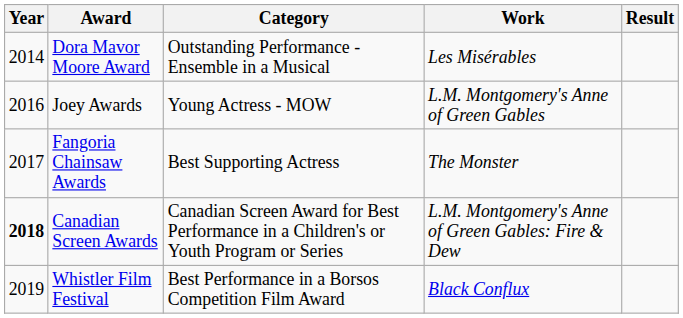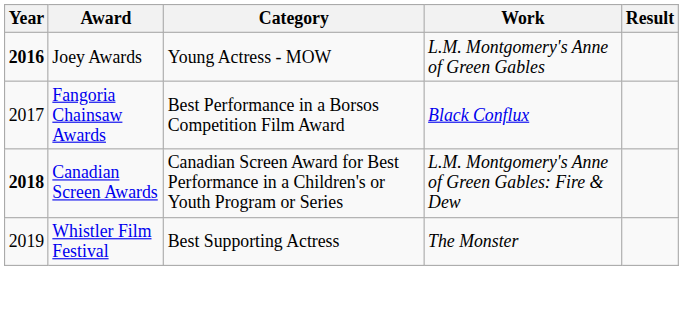- row: (101, 56)
(26, 104) normal -> (26, 56) bold
(254, 163) Best Supporting Actress -> (273, 114) Best Performance in a Borsos Competition Film Award
(473, 163) The Monster -> (479, 114) Black Conflux
(273, 289) Best Performance in a Borsos Competition Film Award -> (254, 241) Best Supporting Actress
(479, 289) Black Conflux -> (473, 241) The Monster
